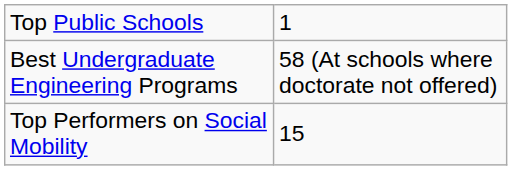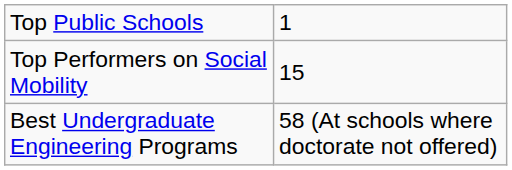rows swapped: (138, 133) <-> (124, 71)
